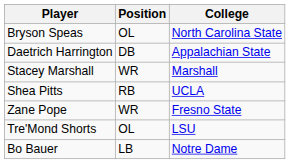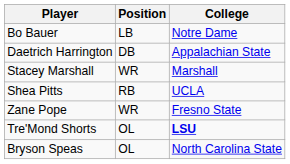rows swapped: (33, 149) <-> (45, 33)
(184, 129) normal -> (184, 129) bold
